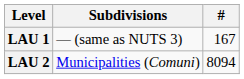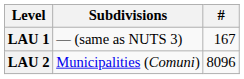(221, 62) 8094 -> (221, 62) 8096
